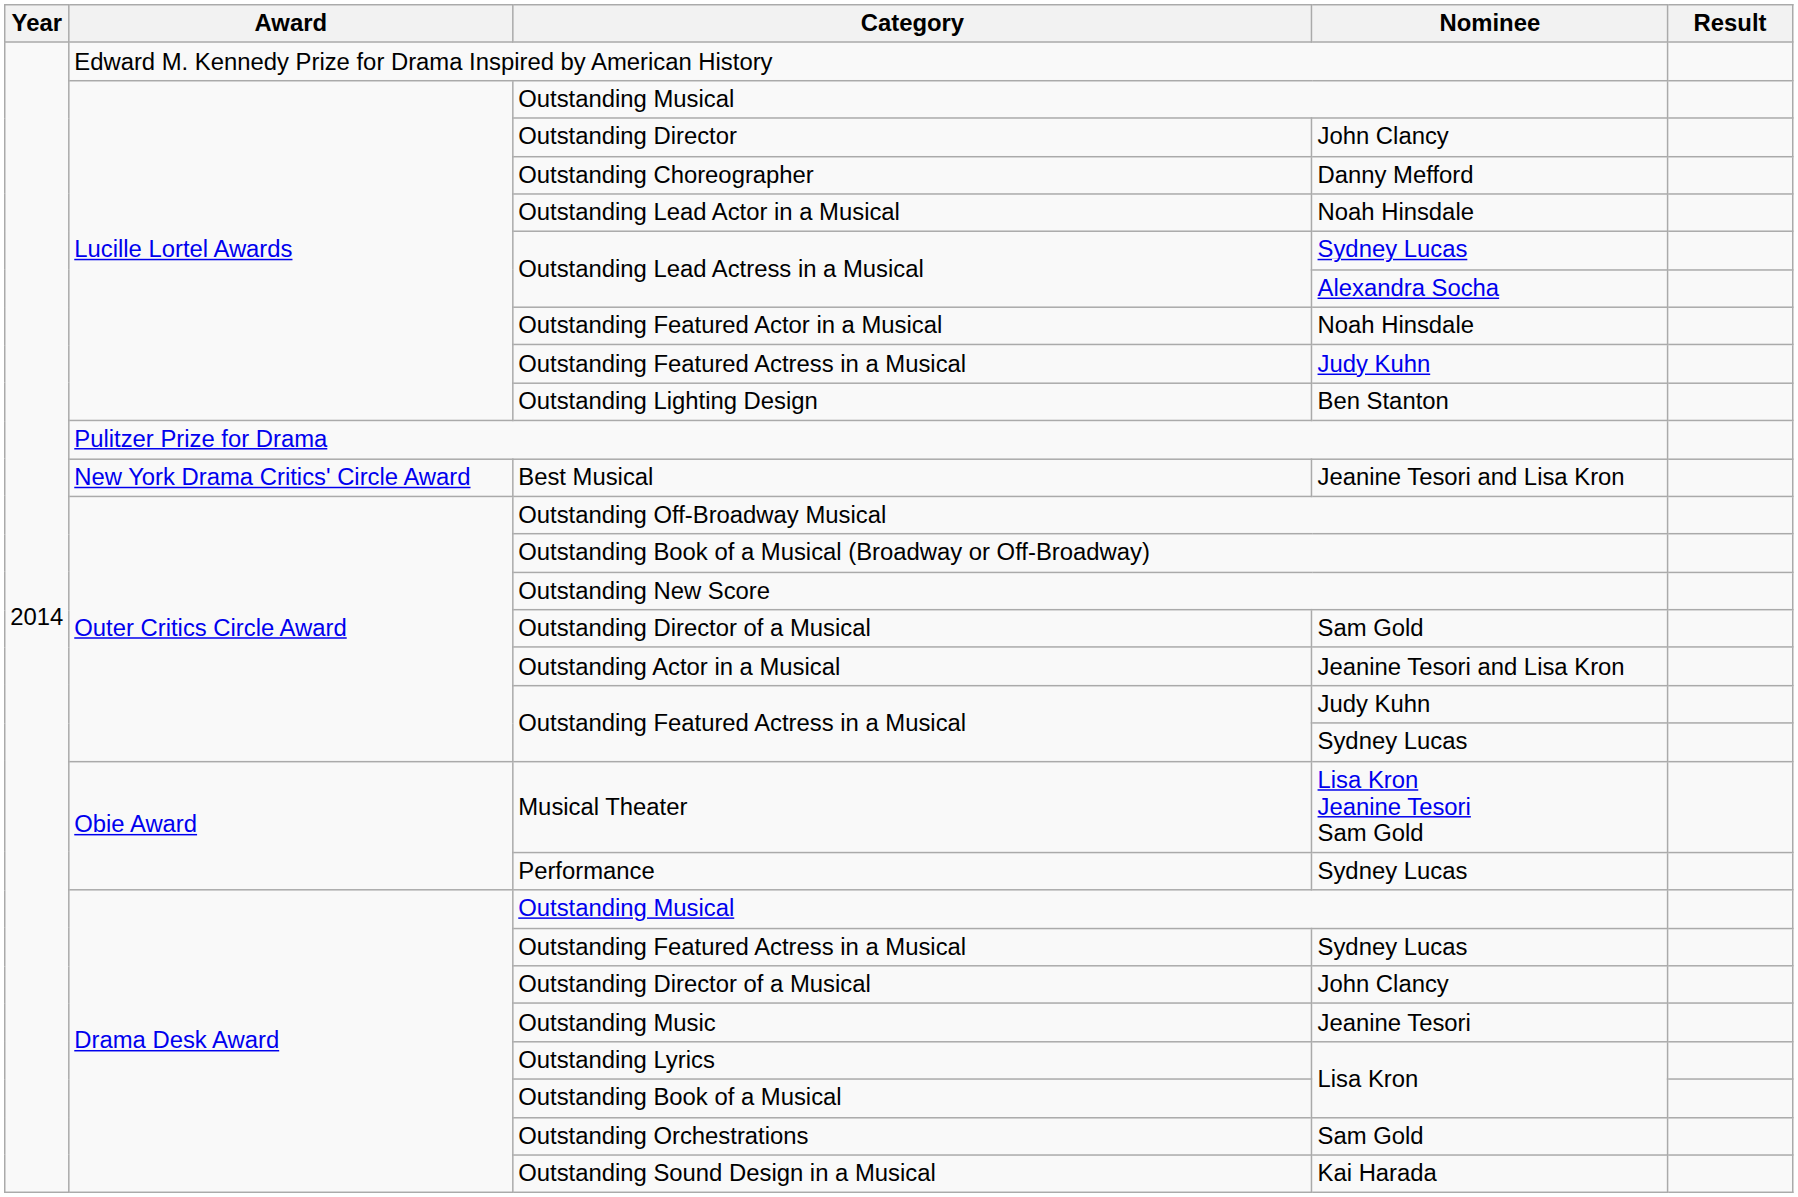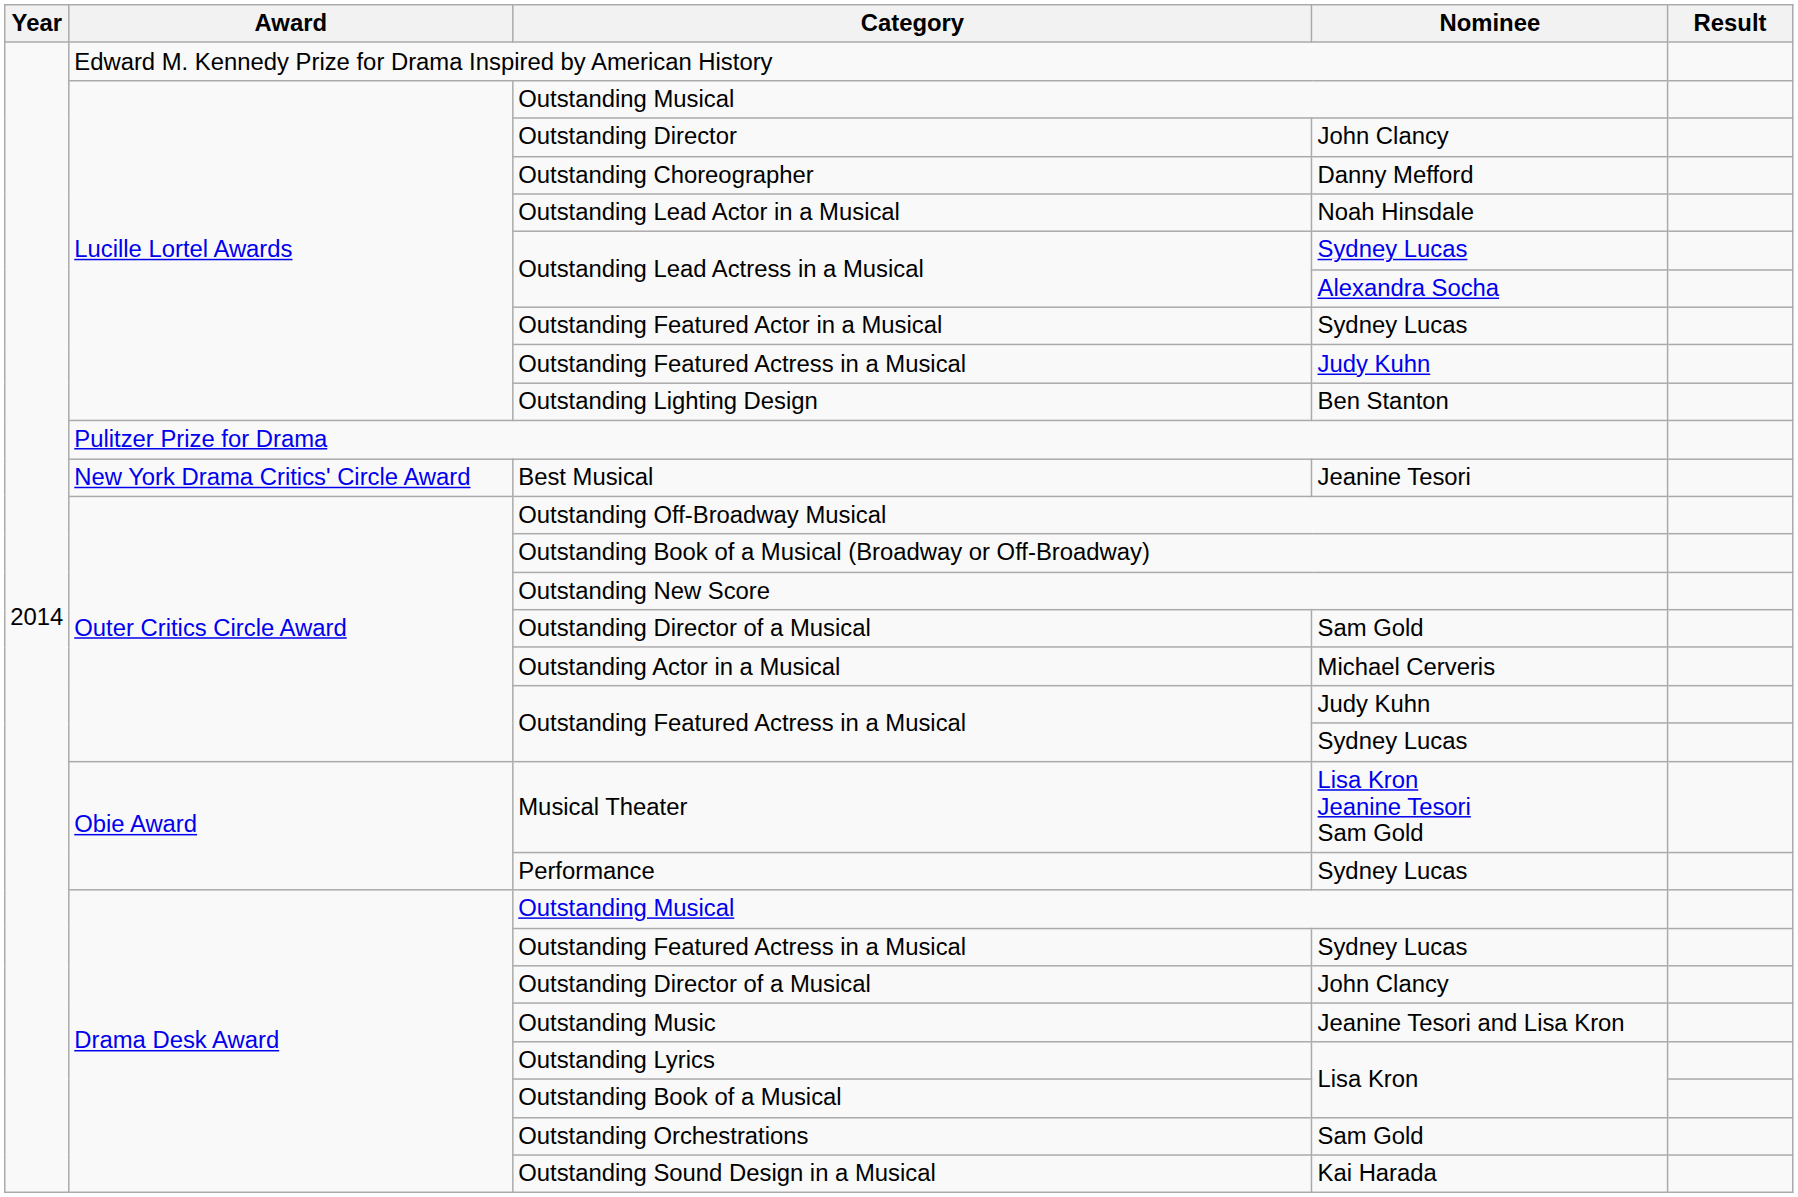(1396, 325) Noah Hinsdale -> (1392, 325) Sydney Lucas
(1471, 477) Jeanine Tesori and Lisa Kron -> (1394, 477) Jeanine Tesori
(1471, 666) Jeanine Tesori and Lisa Kron -> (1406, 666) Michael Cerveris
(1394, 1022) Jeanine Tesori -> (1471, 1022) Jeanine Tesori and Lisa Kron
